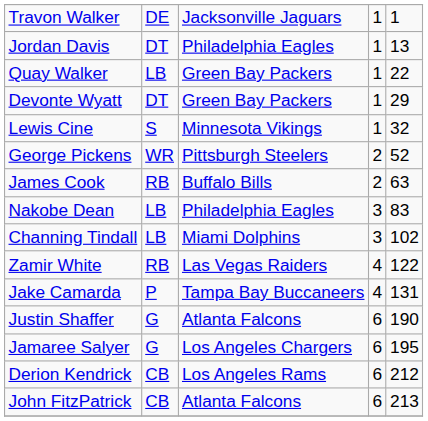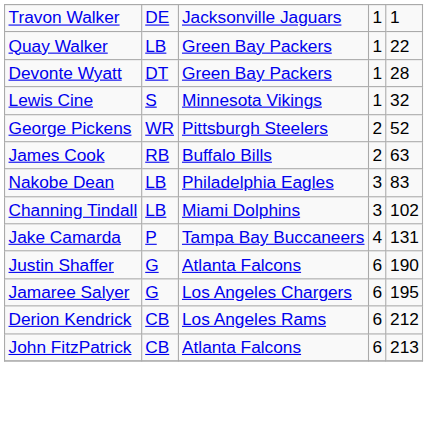- row: (59, 45)
(400, 100) 29 -> (400, 73) 28
- row: (55, 264)
